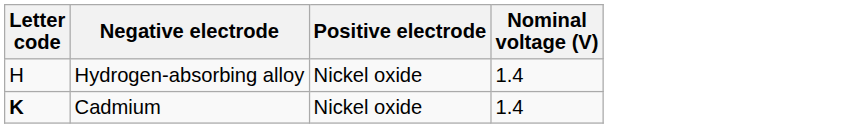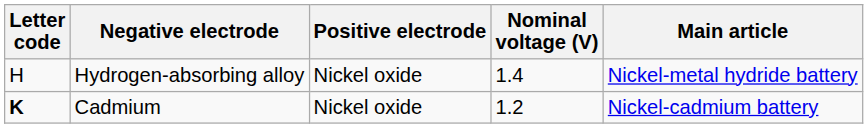+ column: (733, 31)
(509, 107) 1.4 -> (509, 107) 1.2
